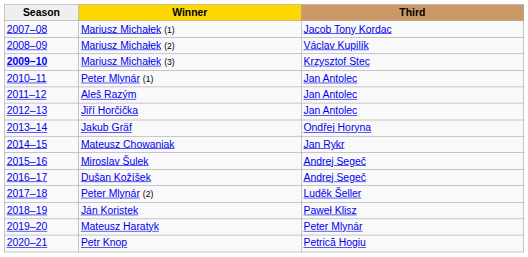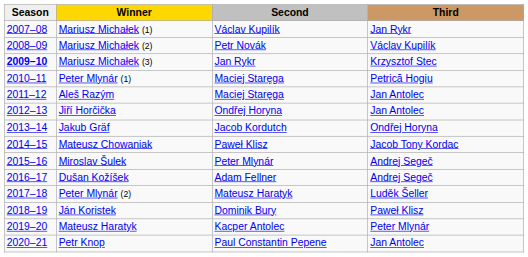+ column: (290, 12)
(348, 29) Jacob Tony Kordac -> (391, 29) Jan Rykr
(330, 78) Jan Antolec -> (401, 78) Petrică Hogiu
(324, 144) Jan Rykr -> (414, 144) Jacob Tony Kordac
(335, 243) Petrică Hogiu -> (397, 243) Jan Antolec
